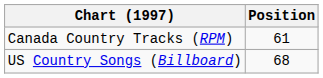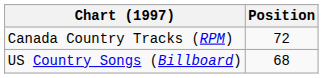(282, 39) 61 -> (282, 39) 72
